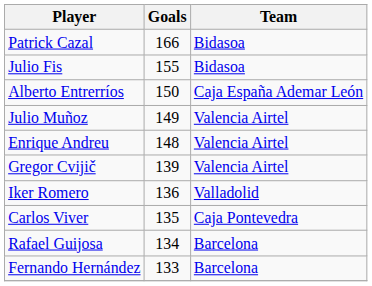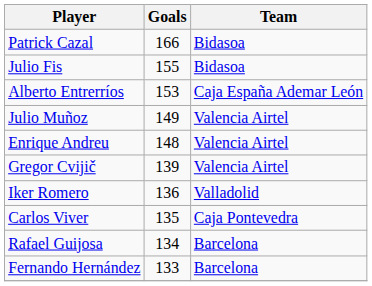(167, 92) 150 -> (167, 92) 153
